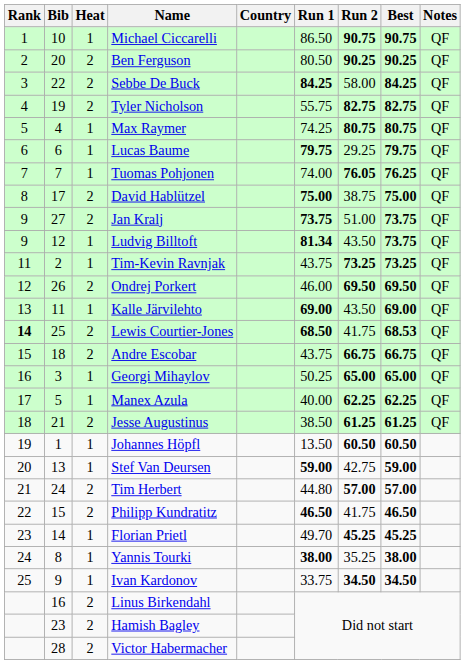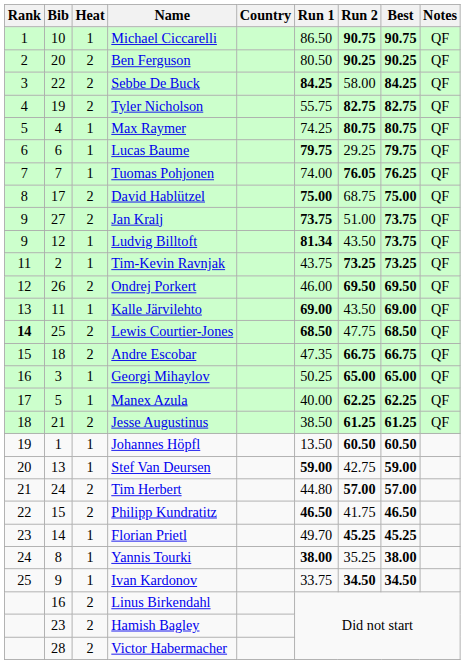(360, 196) 38.75 -> (360, 196) 68.75
(360, 331) 41.75 -> (360, 331) 47.75
(401, 331) 68.53 -> (401, 331) 68.50
(316, 354) 43.75 -> (316, 354) 47.35
